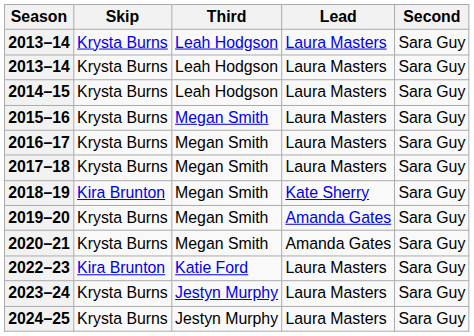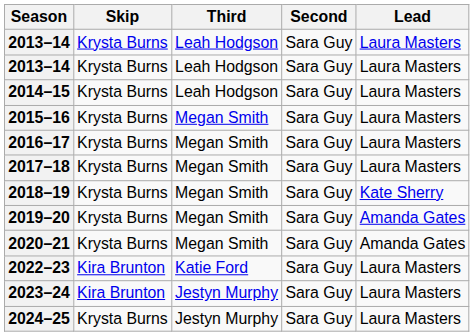columns swapped: (432, 17) <-> (338, 17)
(121, 192) Kira Brunton -> (122, 192) Krysta Burns
(122, 293) Krysta Burns -> (121, 293) Kira Brunton
